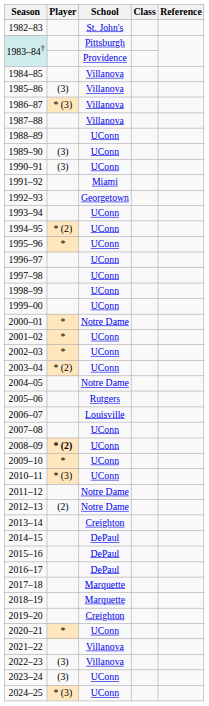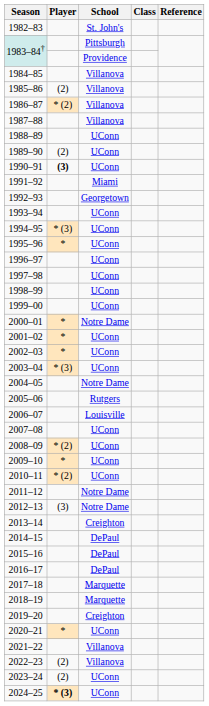(63, 89) (3) -> (63, 89) (2)
(63, 105) * (3) -> (63, 105) * (2)
(63, 151) (3) -> (63, 151) (2)
(63, 167) normal -> (63, 167) bold
(63, 228) * (2) -> (63, 228) * (3)
(63, 368) * (2) -> (63, 368) * (3)
(63, 445) bold -> (63, 445) normal
(63, 476) * (3) -> (63, 476) * (2)
(63, 507) (2) -> (63, 507) (3)
(63, 662) (3) -> (63, 662) (2)
(63, 677) (3) -> (63, 677) (2)
(63, 693) normal -> (63, 693) bold
